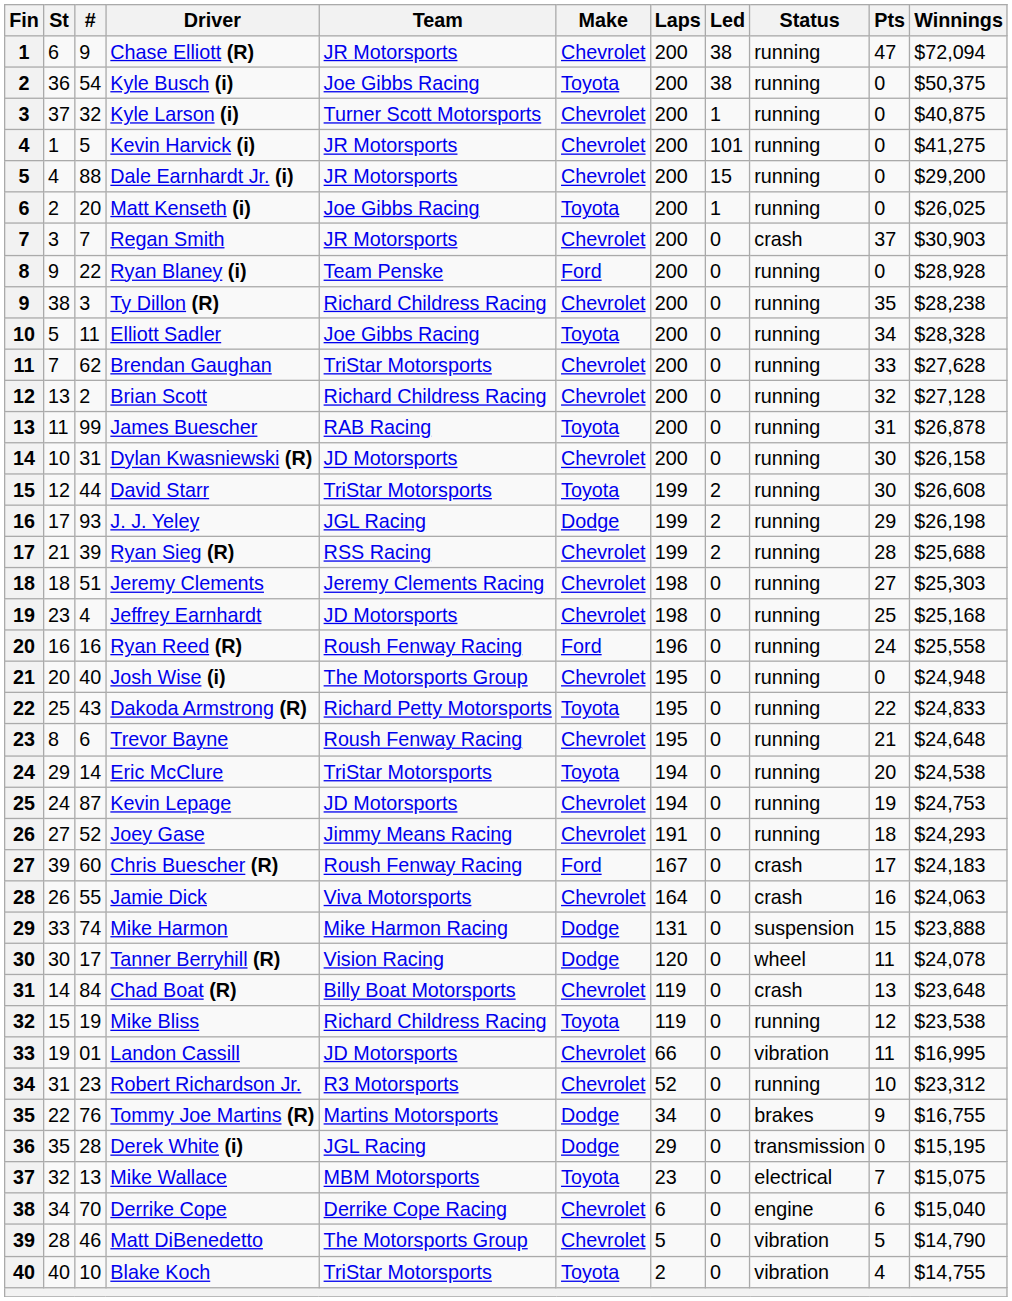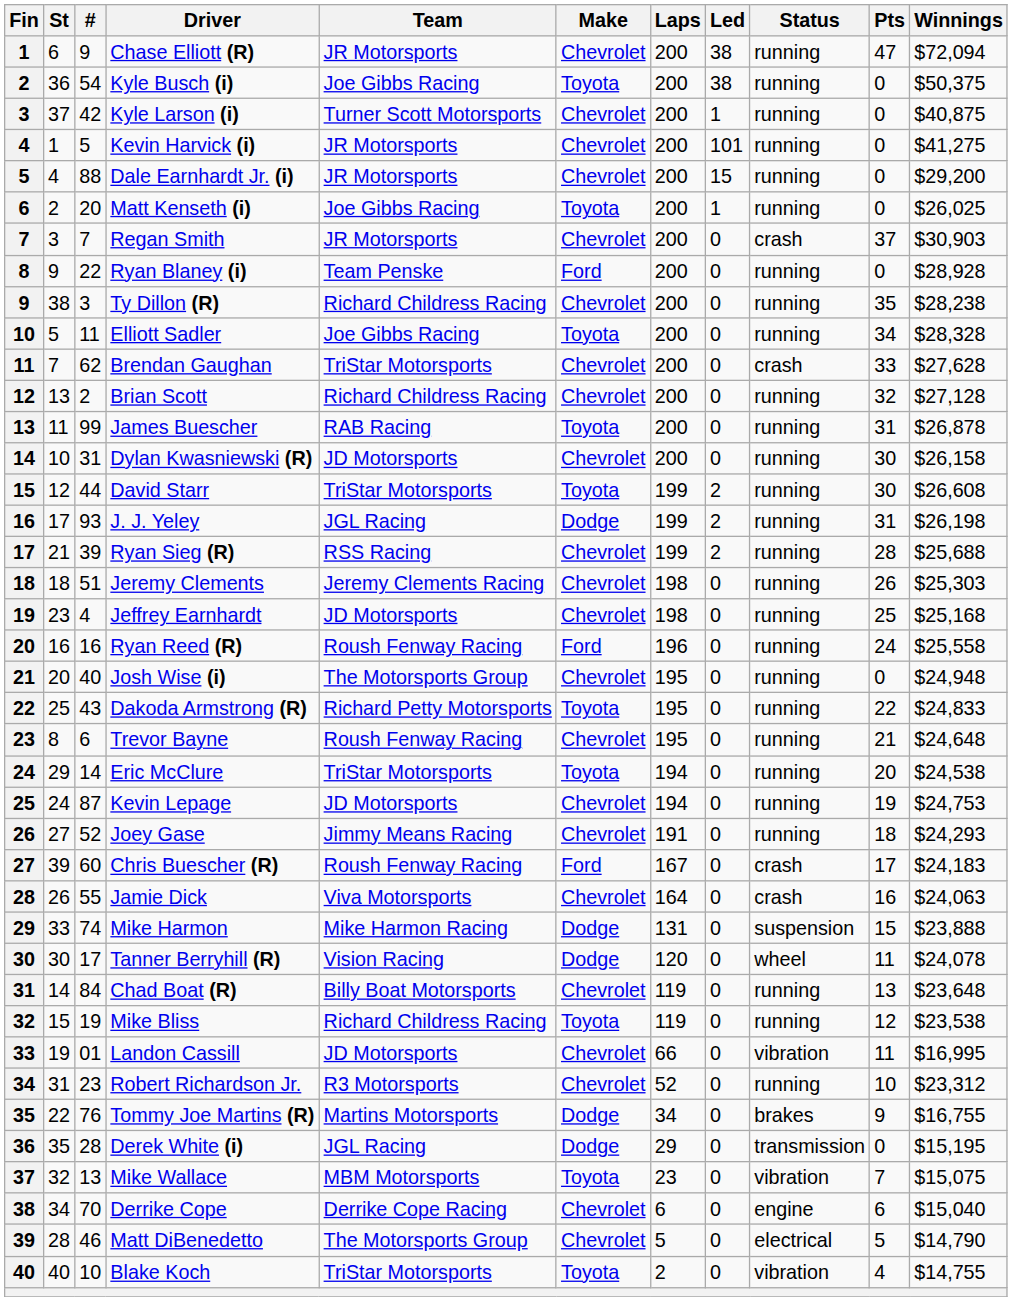(90, 114) 32 -> (90, 114) 42
(787, 365) running -> (778, 365) crash
(885, 521) 29 -> (885, 521) 31
(885, 584) 27 -> (885, 584) 26
(778, 990) crash -> (787, 990) running
(793, 1178) electrical -> (792, 1178) vibration
(792, 1240) vibration -> (793, 1240) electrical
